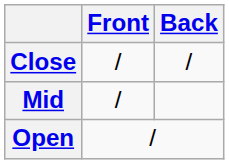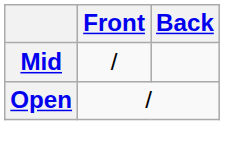- row: (43, 61)
